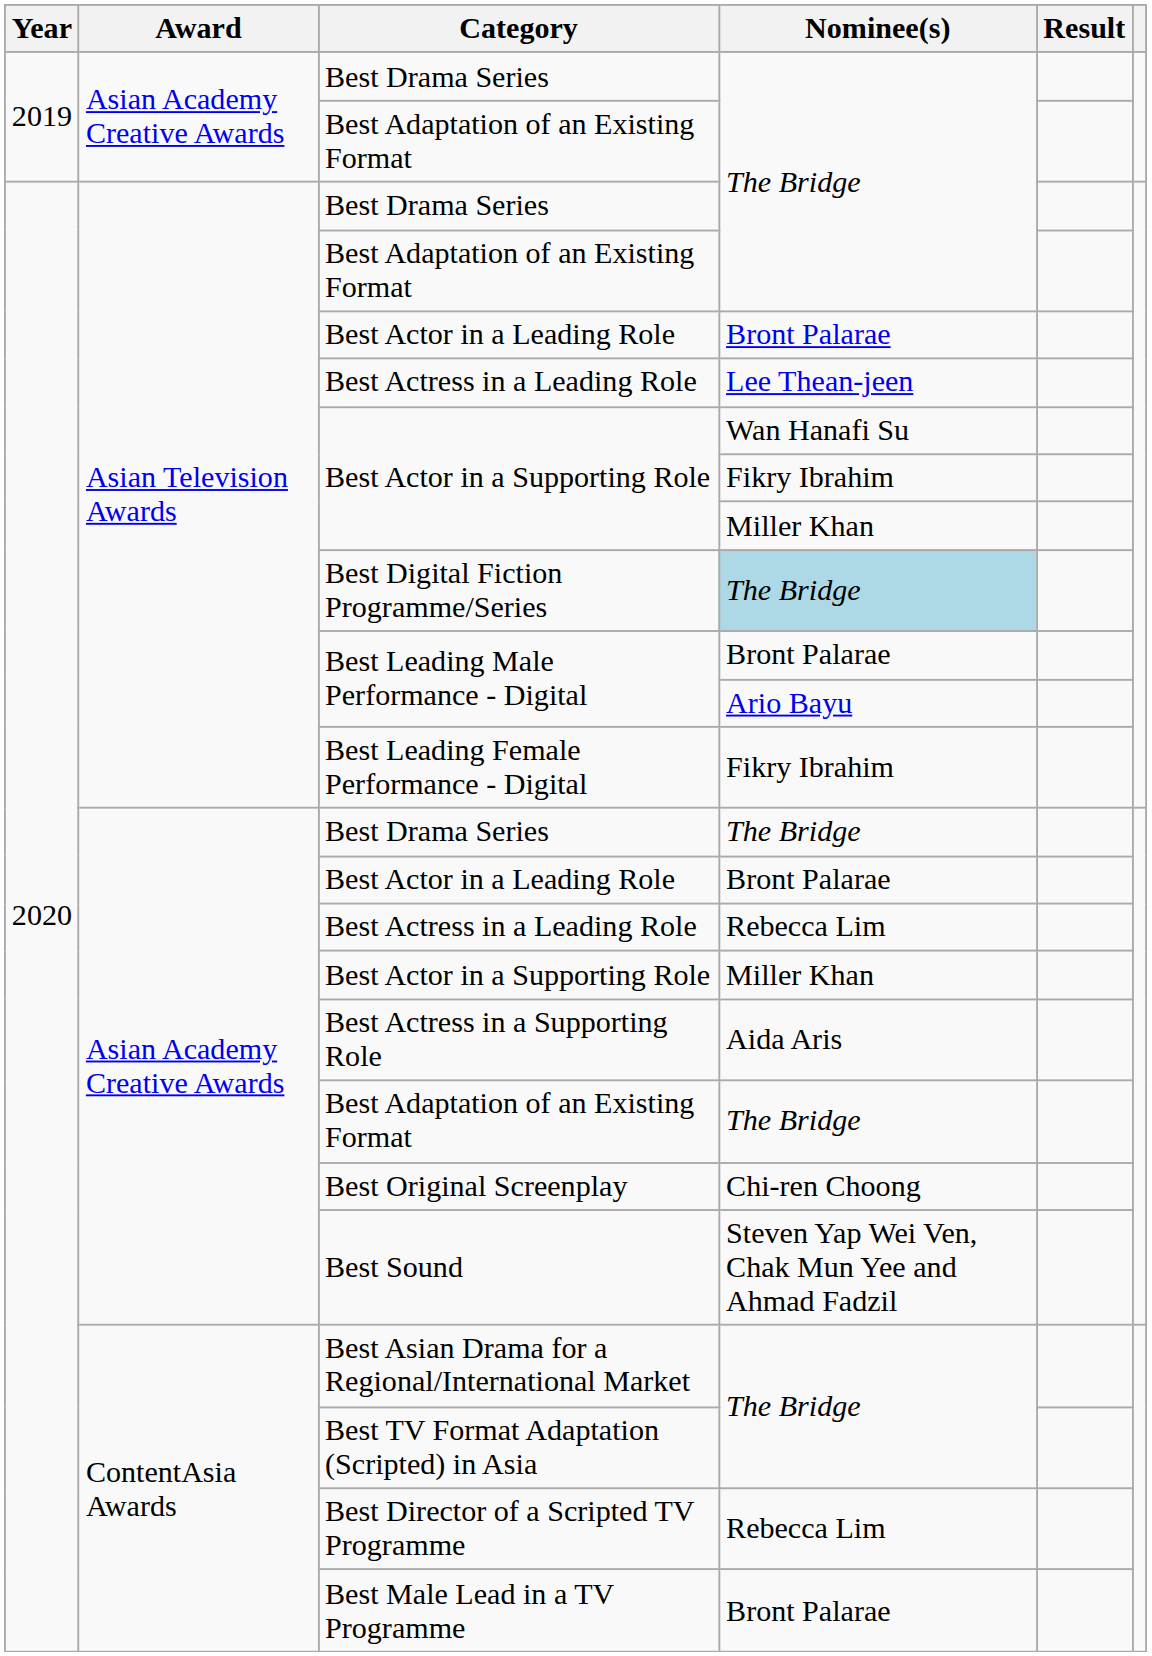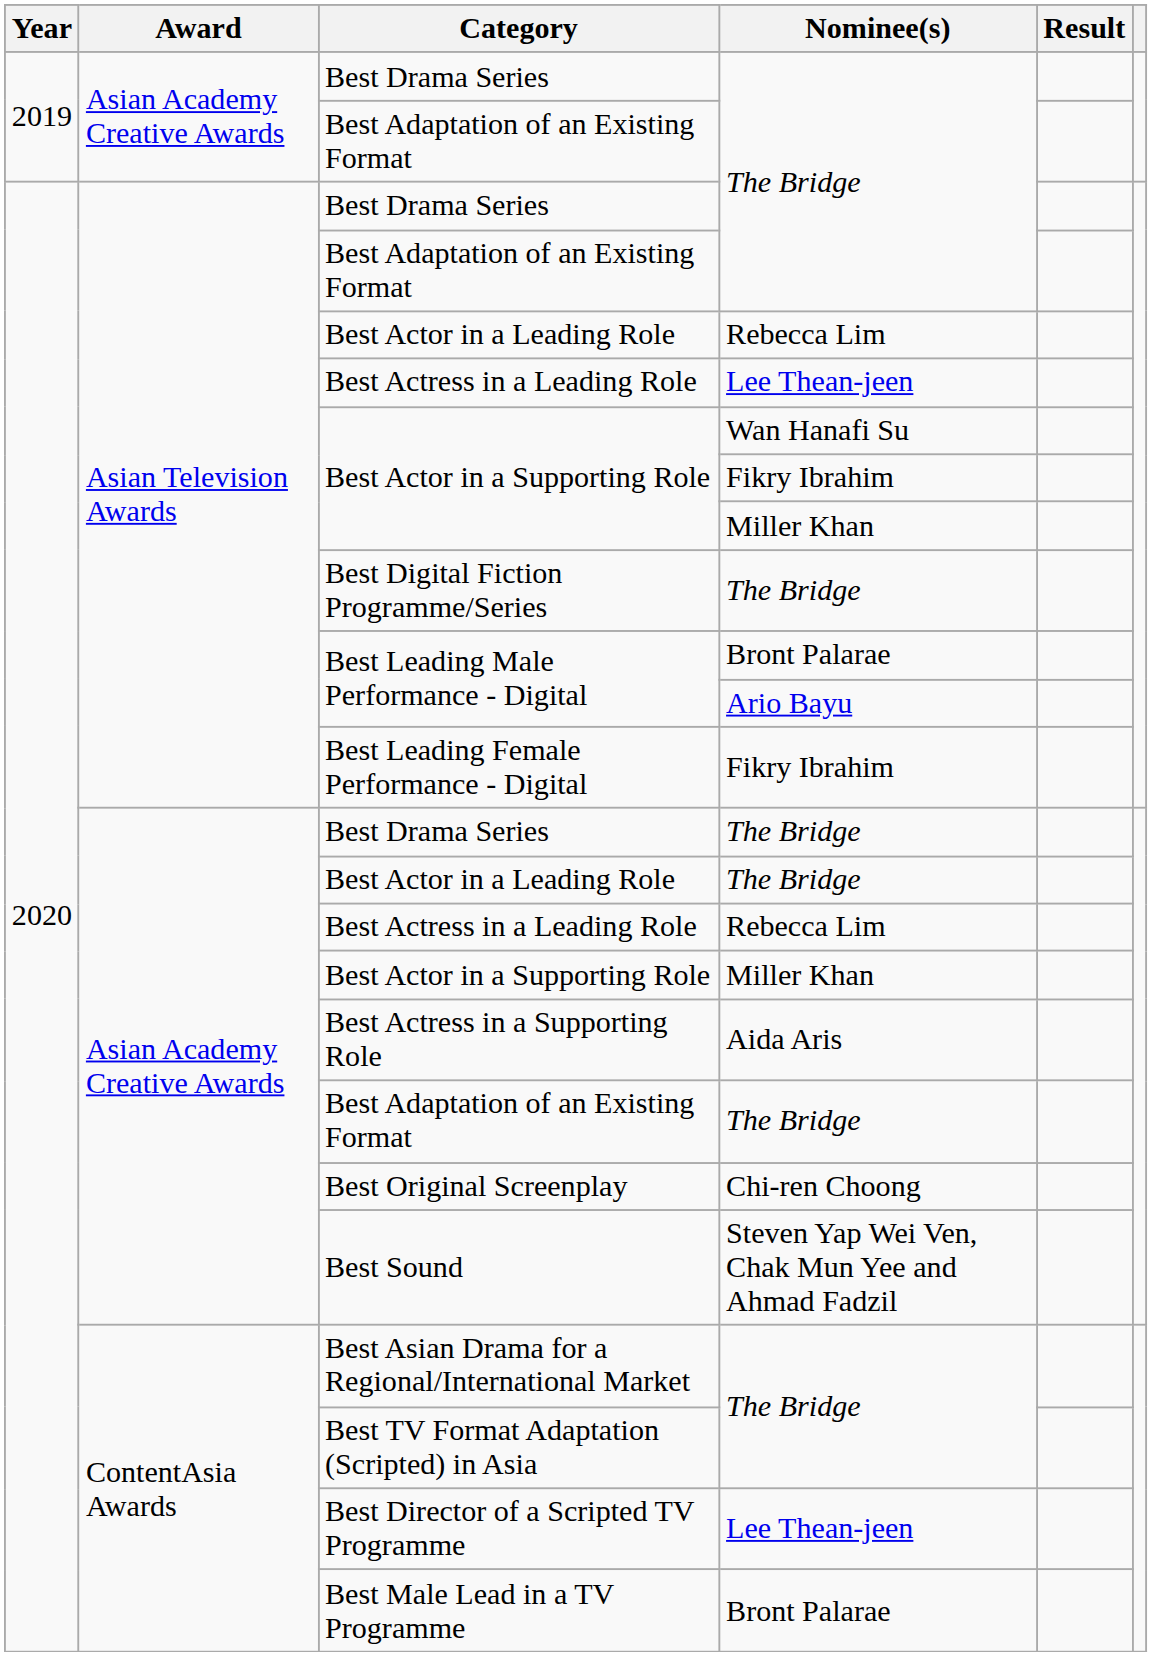(808, 334) Bront Palarae -> (806, 334) Rebecca Lim
(793, 590) lightblue background -> (793, 590) no background
(808, 879) Bront Palarae -> (793, 879) The Bridge
(806, 1528) Rebecca Lim -> (820, 1528) Lee Thean-jeen
